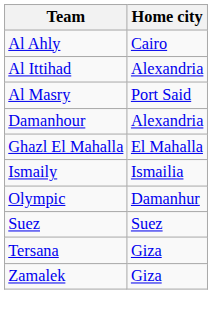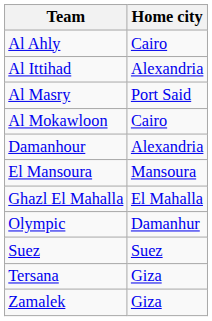+ row: (58, 120)
+ row: (50, 172)
- row: (33, 172)
